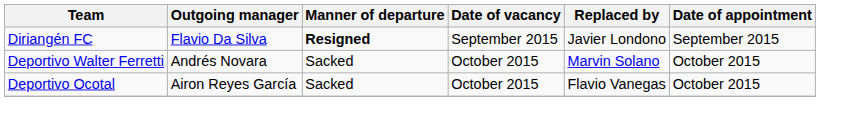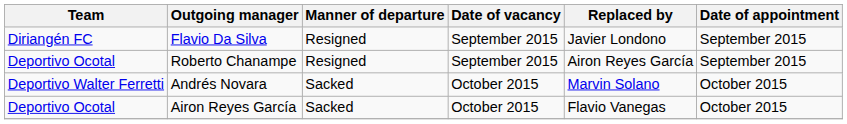(338, 38) bold -> (336, 38) normal
+ row: (234, 61)
